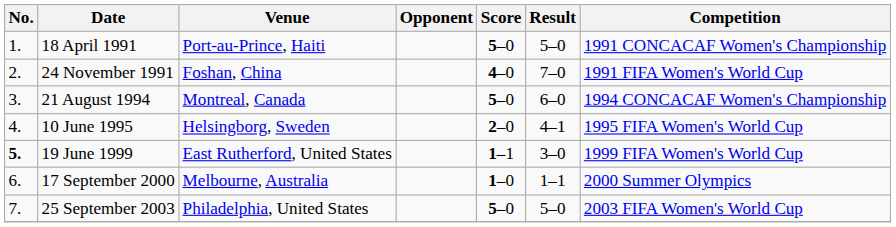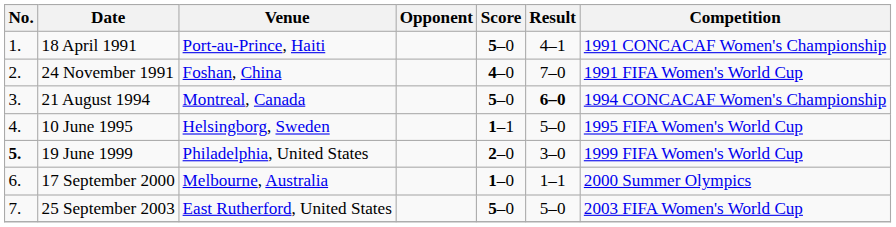(553, 45) 5–0 -> (553, 45) 4–1
(553, 99) normal -> (553, 99) bold
(501, 126) 2–0 -> (501, 126) 1–1
(553, 126) 4–1 -> (553, 126) 5–0
(287, 153) East Rutherford, United States -> (276, 153) Philadelphia, United States
(501, 153) 1–1 -> (501, 153) 2–0
(276, 208) Philadelphia, United States -> (287, 208) East Rutherford, United States
